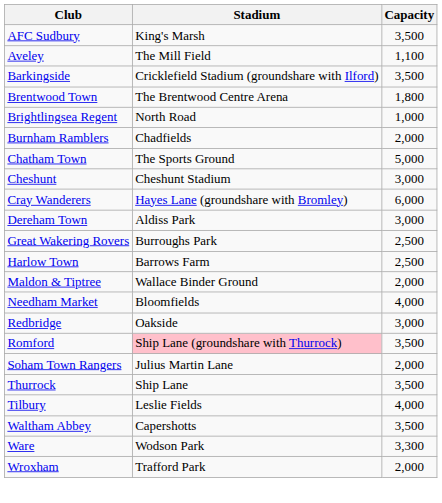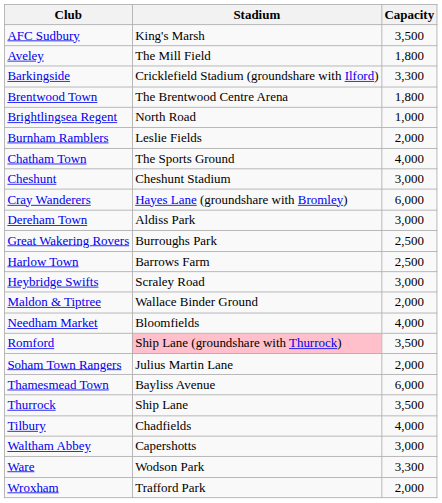(409, 55) 1,100 -> (409, 55) 1,800
(409, 76) 3,500 -> (409, 76) 3,300
(163, 138) Chadfields -> (168, 138) Leslie Fields
(409, 158) 5,000 -> (409, 158) 4,000
+ row: (53, 281)
- row: (34, 323)
+ row: (58, 384)
(168, 405) Leslie Fields -> (163, 425) Chadfields
(409, 425) 3,500 -> (409, 446) 3,000
